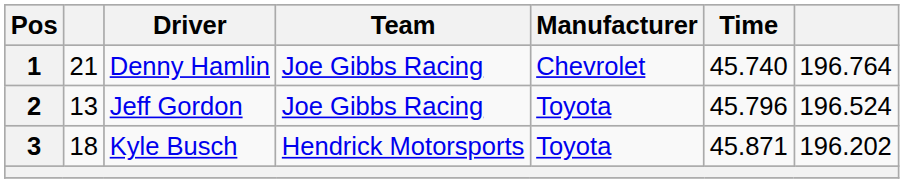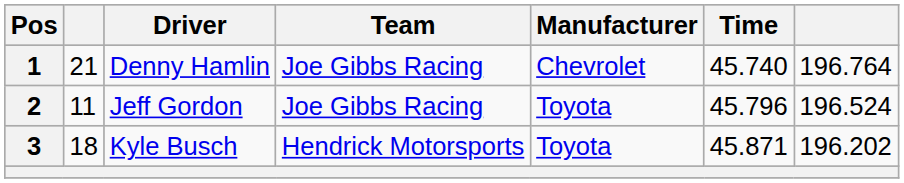(84, 106) 13 -> (83, 106) 11
